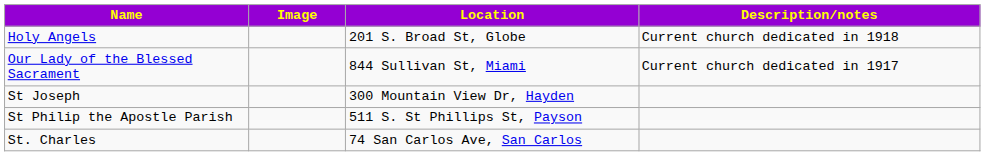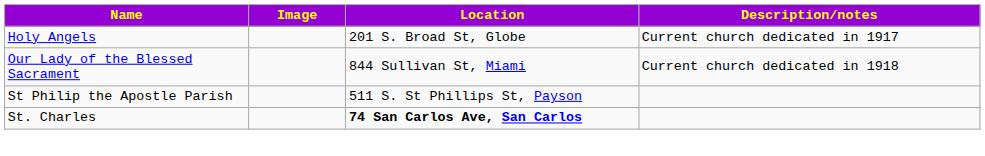(770, 37) Current church dedicated in 1918 -> (770, 37) Current church dedicated in 1917
(770, 67) Current church dedicated in 1917 -> (770, 67) Current church dedicated in 1918
- row: (44, 96)
(466, 140) normal -> (466, 118) bold
